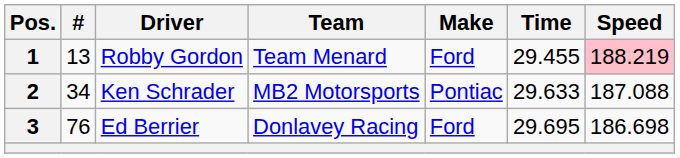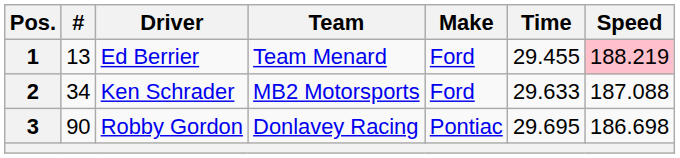(172, 57) Robby Gordon -> (150, 57) Ed Berrier
(466, 92) Pontiac -> (452, 92) Ford
(78, 126) 76 -> (78, 126) 90
(150, 126) Ed Berrier -> (172, 126) Robby Gordon
(452, 126) Ford -> (466, 126) Pontiac
